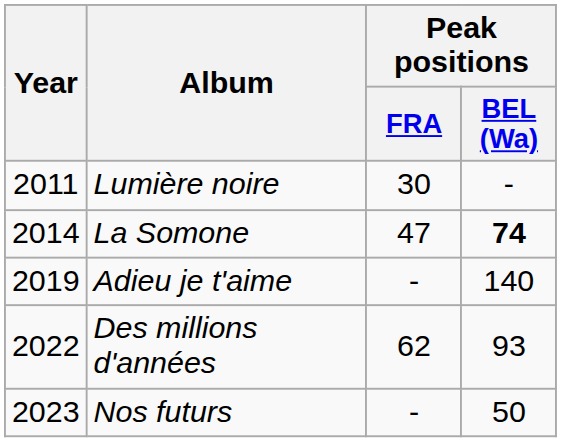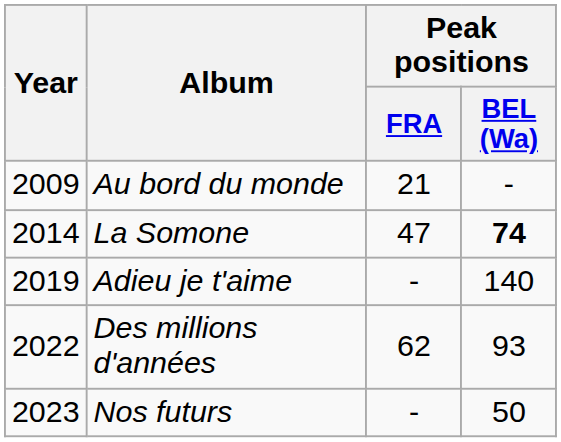+ row: (219, 184)
- row: (187, 184)
